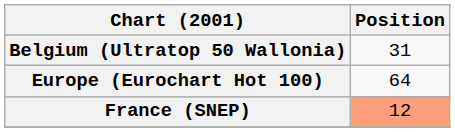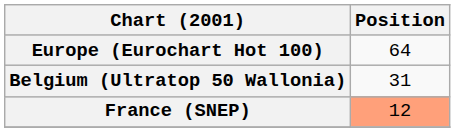rows swapped: (178, 50) <-> (178, 81)
